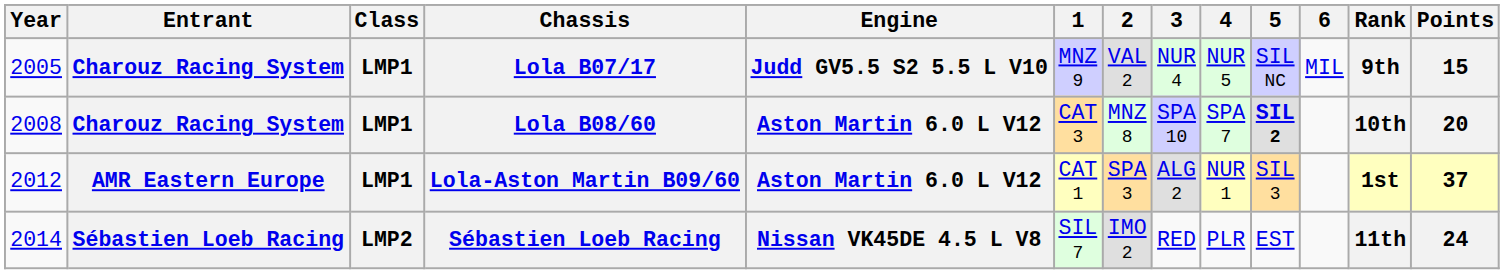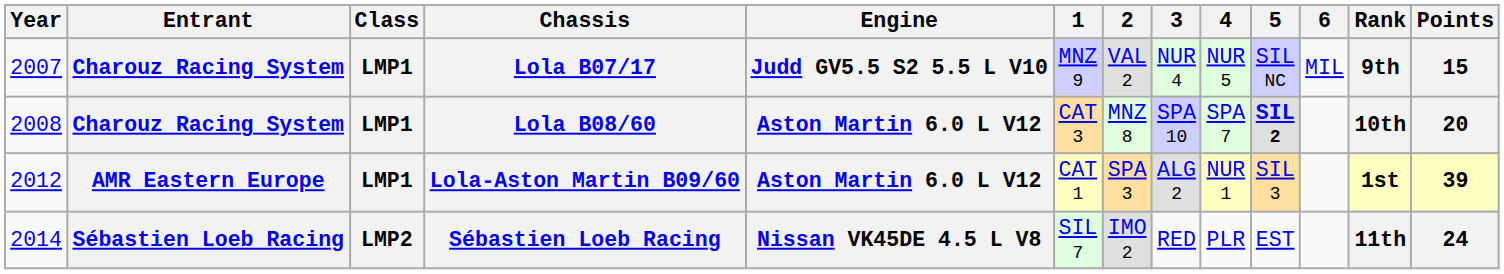(36, 68) 2005 -> (36, 68) 2007
(1455, 182) 37 -> (1455, 182) 39
